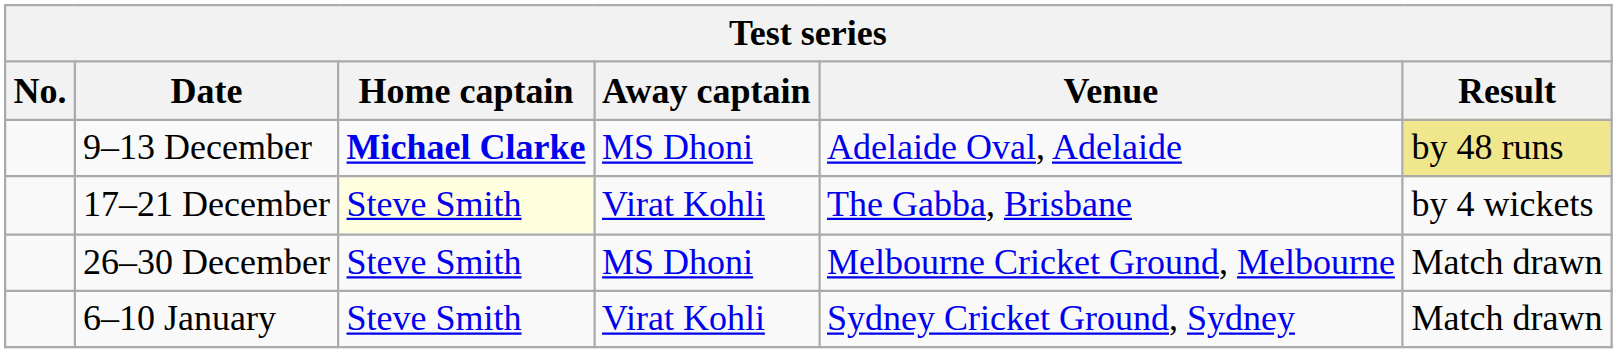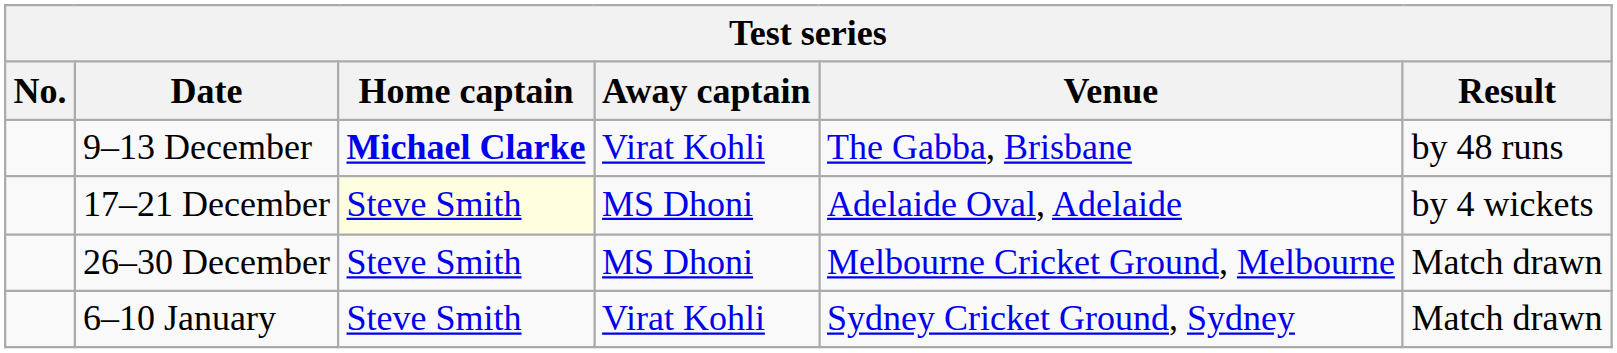(678, 147) MS Dhoni -> (683, 147) Virat Kohli
(1004, 147) Adelaide Oval, Adelaide -> (979, 147) The Gabba, Brisbane
(1487, 147) khaki background -> (1487, 147) no background
(683, 204) Virat Kohli -> (678, 204) MS Dhoni
(979, 204) The Gabba, Brisbane -> (1004, 204) Adelaide Oval, Adelaide
